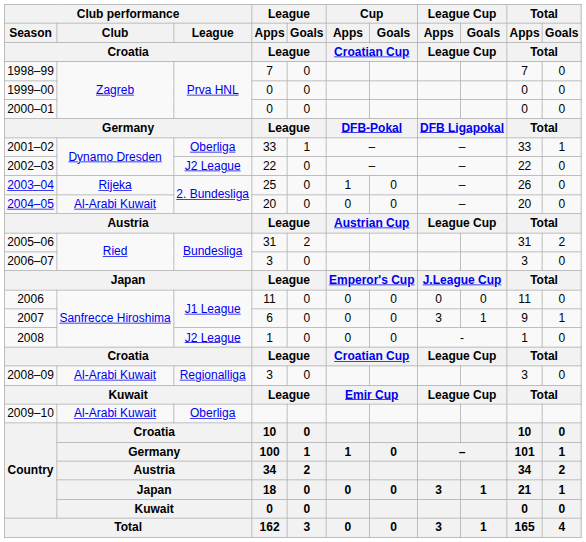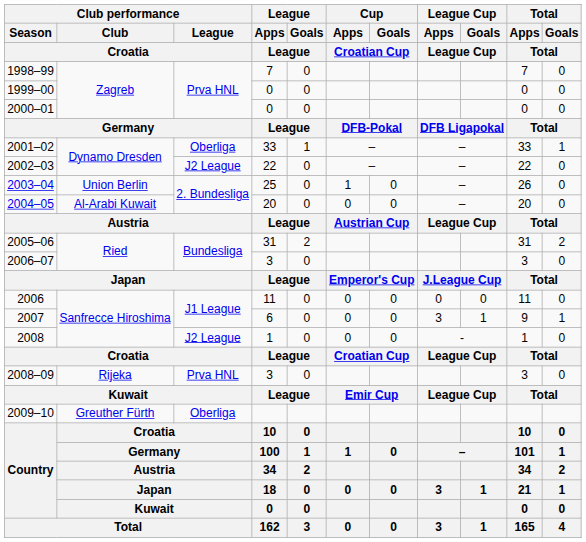(115, 185) Rijeka -> (115, 185) Union Berlin
(115, 375) Al-Arabi Kuwait -> (115, 375) Rijeka
(213, 375) Regionalliga -> (213, 375) Prva HNL
(115, 413) Al-Arabi Kuwait -> (115, 413) Greuther Fürth
